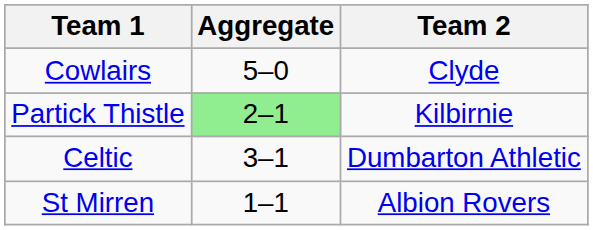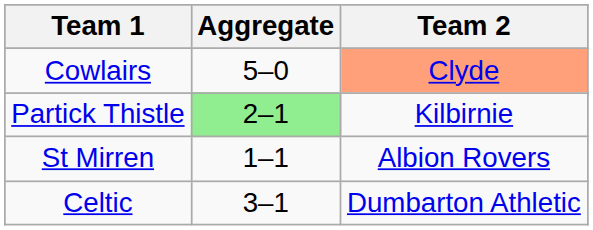(464, 70) no background -> (464, 70) lightsalmon background
rows swapped: (98, 202) <-> (98, 158)
